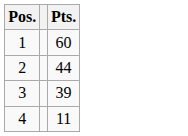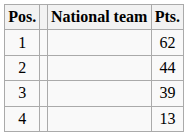+ column: (99, 17)
(64, 42) 60 -> (167, 42) 62
(64, 118) 11 -> (167, 118) 13
